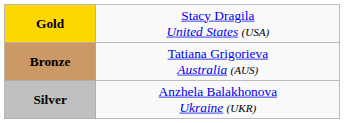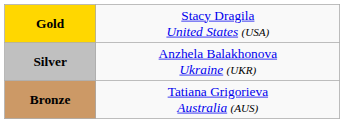rows swapped: (50, 99) <-> (50, 61)
